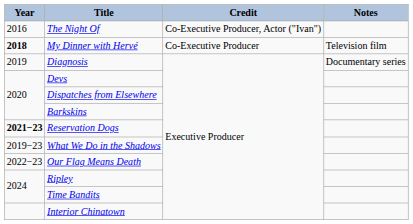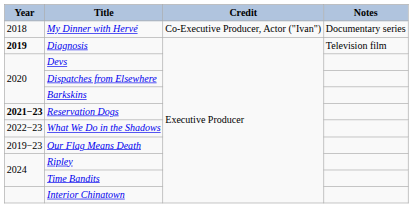- row: (73, 29)
(17, 46) bold -> (17, 29) normal
(212, 46) Co-Executive Producer -> (243, 29) Co-Executive Producer, Actor ("Ivan")
(356, 46) Television film -> (366, 29) Documentary series
(17, 62) normal -> (17, 46) bold
(366, 62) Documentary series -> (356, 46) Television film
(25, 145) 2019−23 -> (25, 128) 2022−23
(25, 161) 2022−23 -> (25, 145) 2019−23
